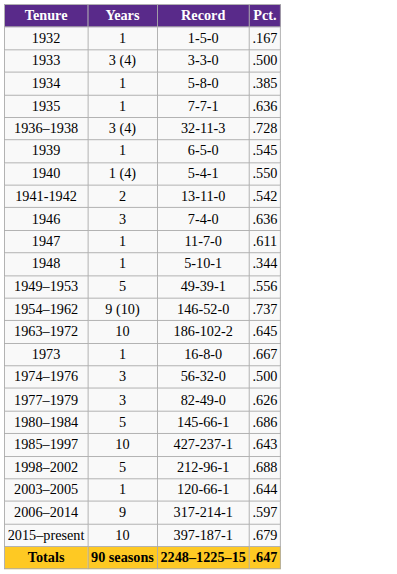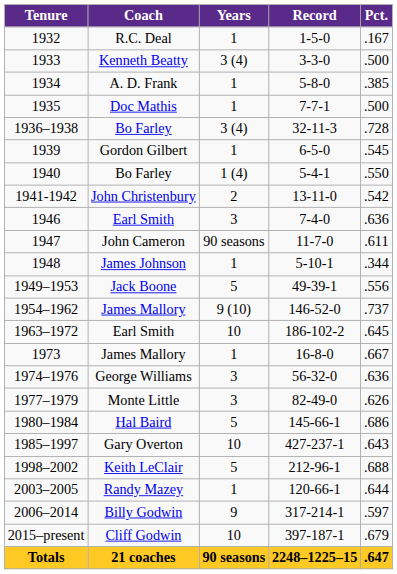+ column: (143, 15)
(265, 106) .636 -> (376, 106) .500
(122, 241) 1 -> (234, 241) 90 seasons
(265, 377) .500 -> (376, 377) .636
